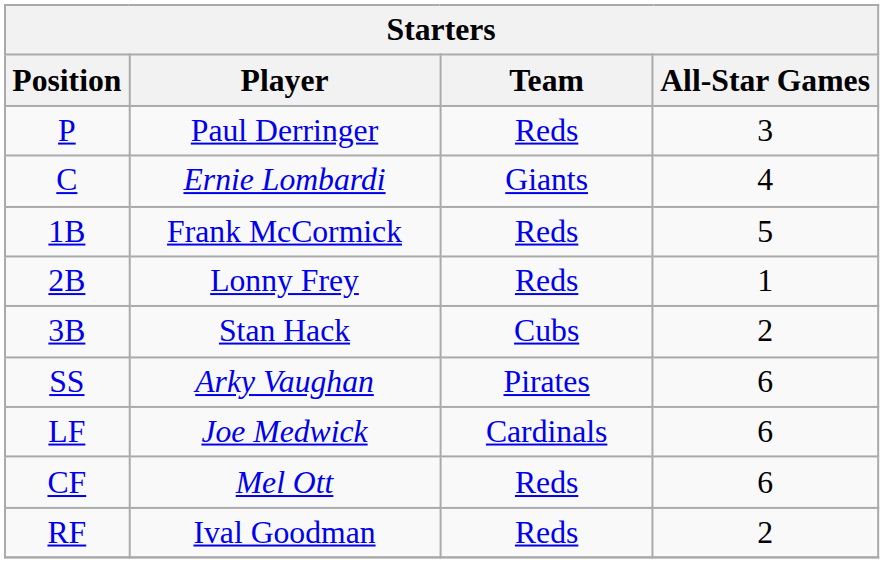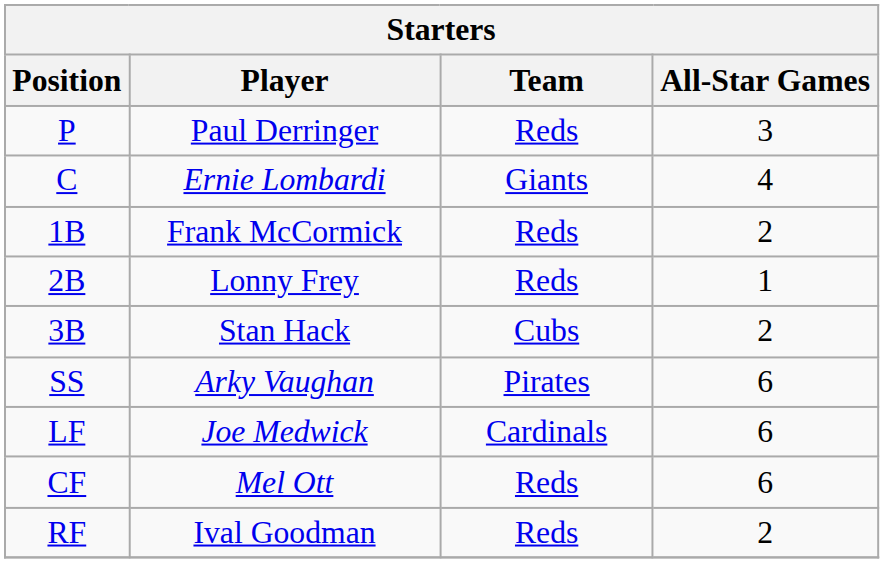(765, 230) 5 -> (765, 230) 2
